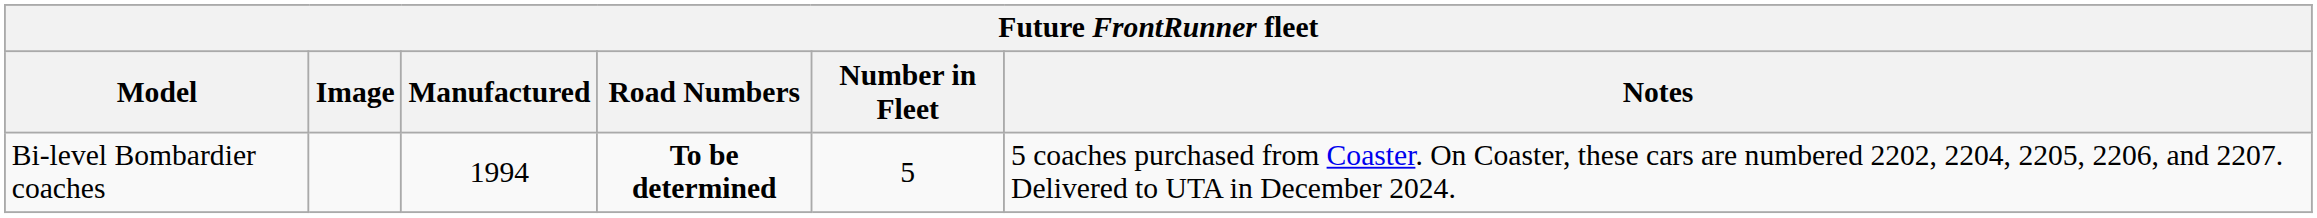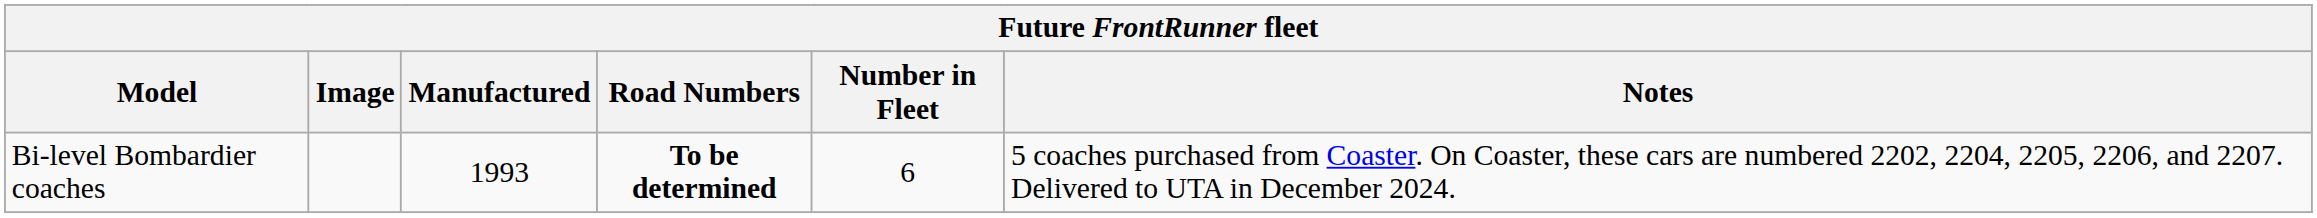(499, 171) 1994 -> (499, 171) 1993
(908, 171) 5 -> (908, 171) 6
